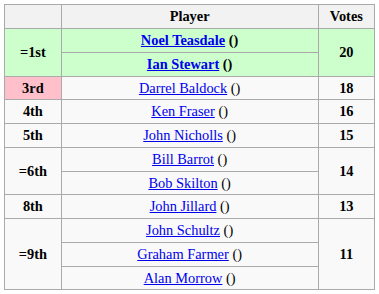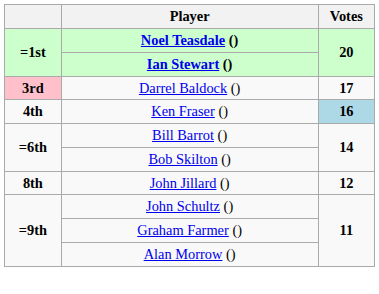(346, 88) 18 -> (346, 88) 17
(346, 111) no background -> (346, 111) lightblue background
- row: (190, 135)
(346, 206) 13 -> (346, 183) 12
